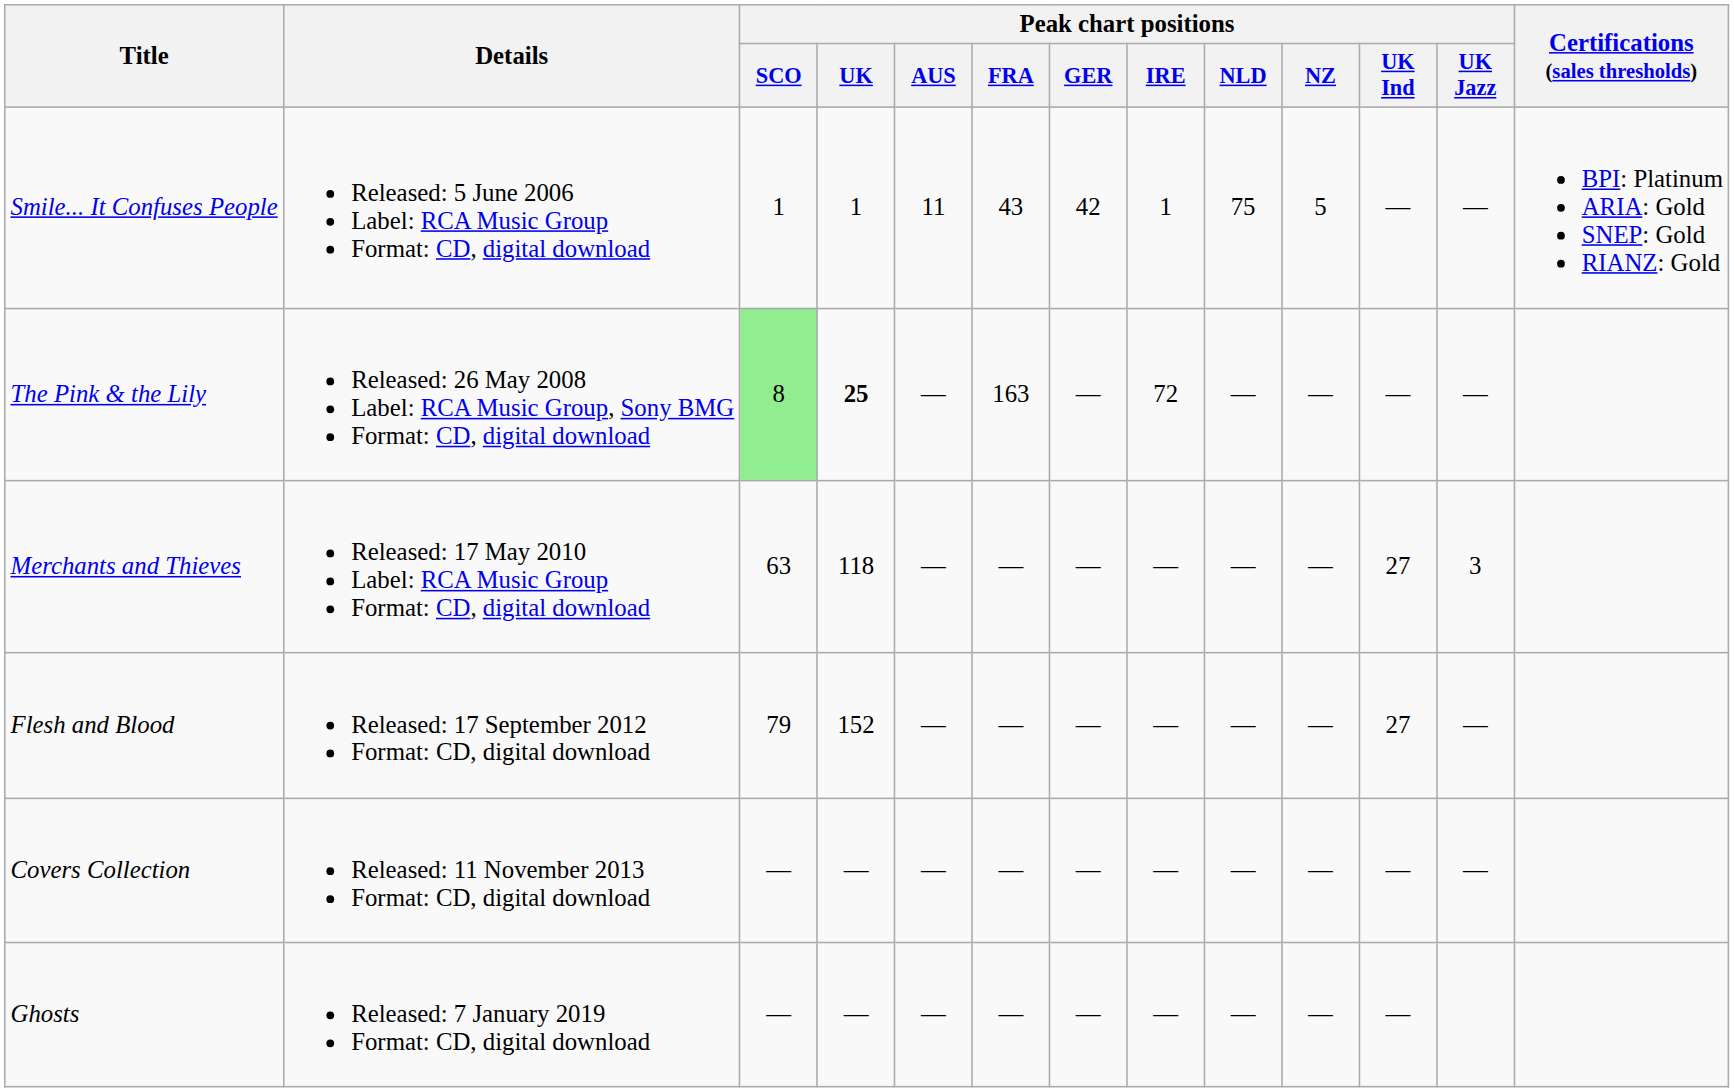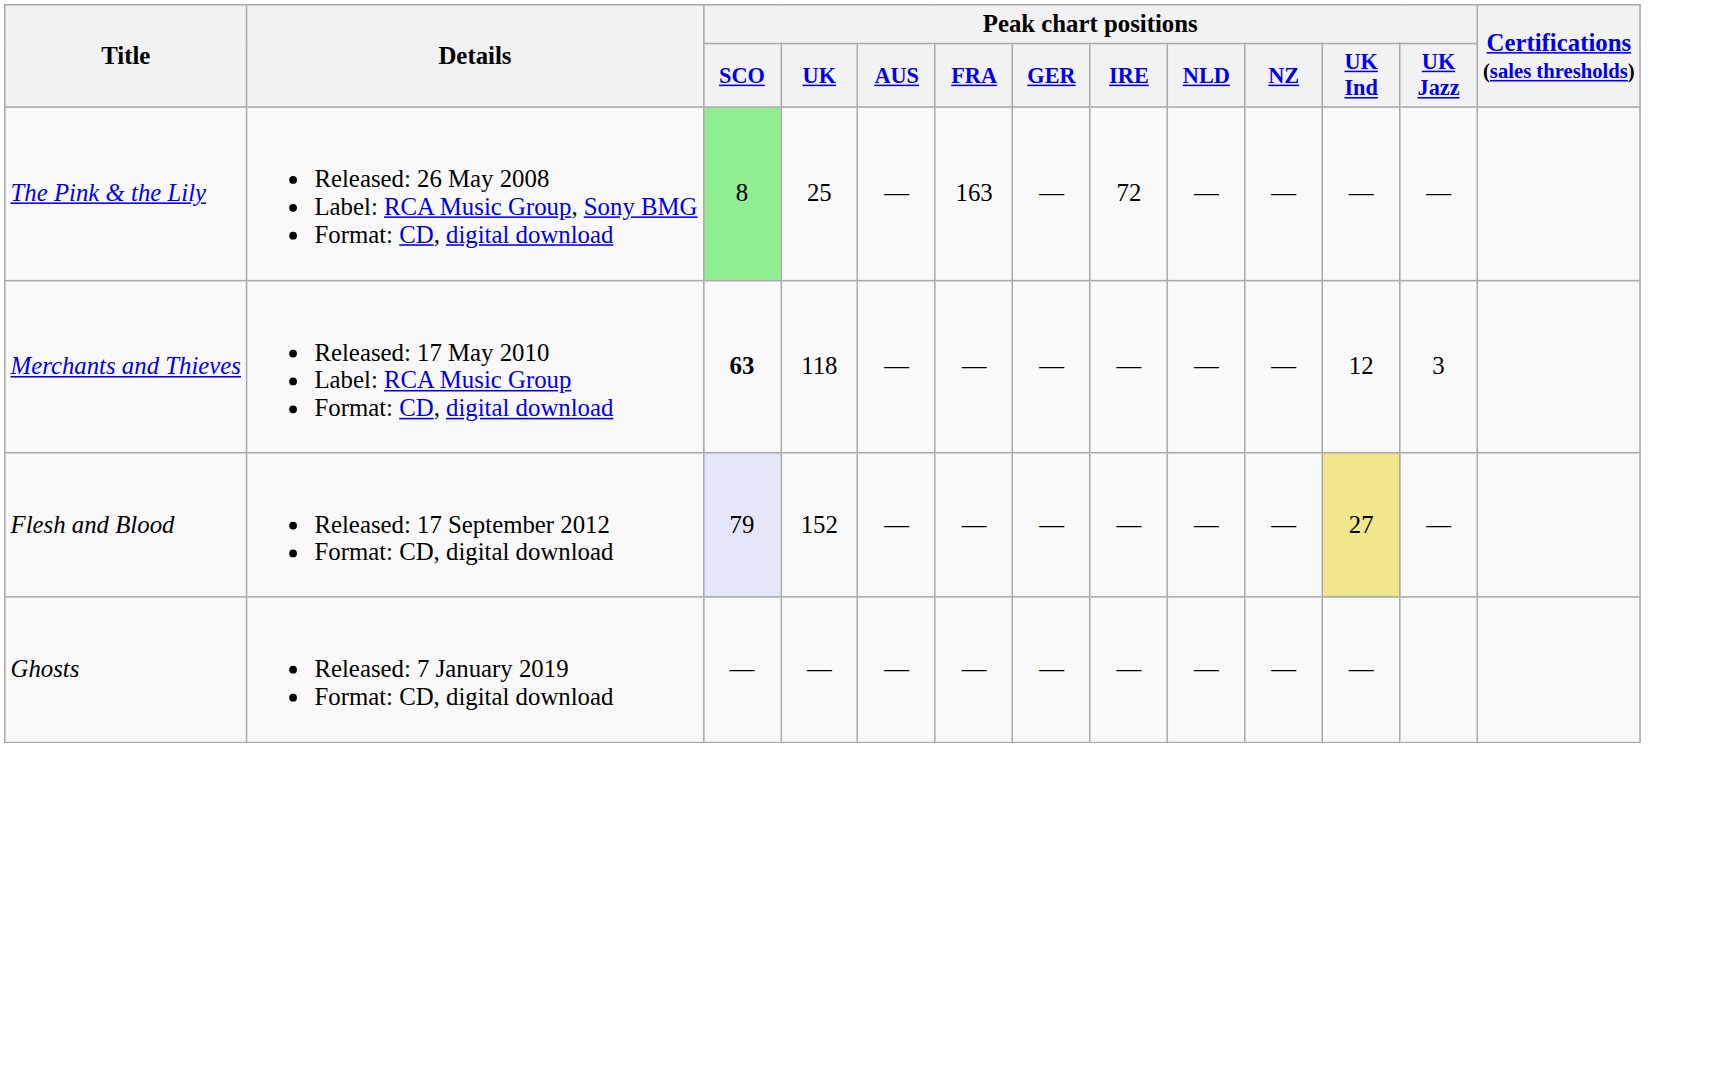- row: (144, 207)
(856, 393) bold -> (819, 193) normal
(779, 566) normal -> (742, 365) bold
(1398, 566) 27 -> (1361, 365) 12
(779, 725) no background -> (742, 524) lavender background
(1398, 725) no background -> (1361, 524) khaki background
- row: (100, 869)
